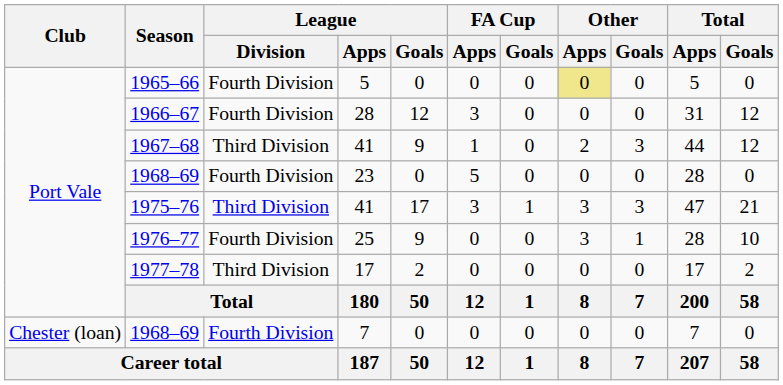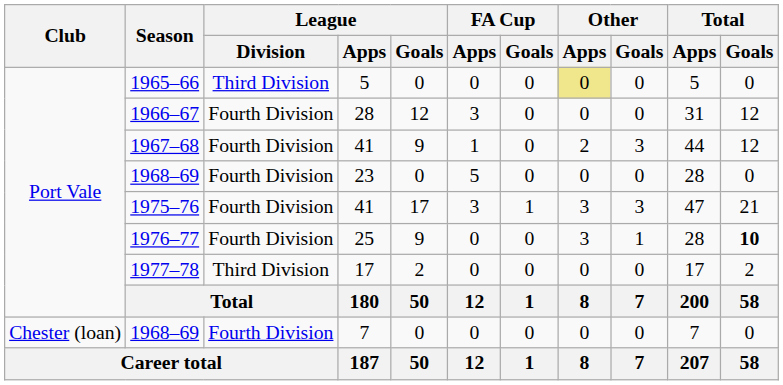(271, 82) Fourth Division -> (271, 82) Third Division
(271, 144) Third Division -> (271, 144) Fourth Division
(271, 207) Third Division -> (271, 207) Fourth Division
(749, 238) normal -> (749, 238) bold
